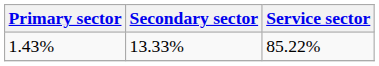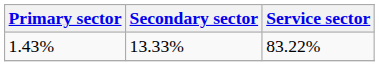(293, 46) 85.22% -> (293, 46) 83.22%
